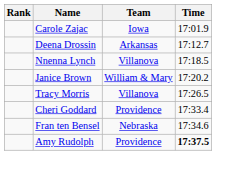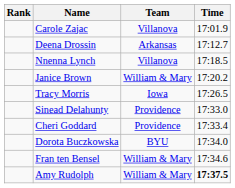(139, 28) Iowa -> (158, 28) Villanova
(139, 93) Villanova -> (158, 93) Iowa
+ row: (72, 110)
+ row: (77, 142)
(139, 126) Nebraska -> (158, 158) William & Mary
(139, 142) Providence -> (158, 175) William & Mary
